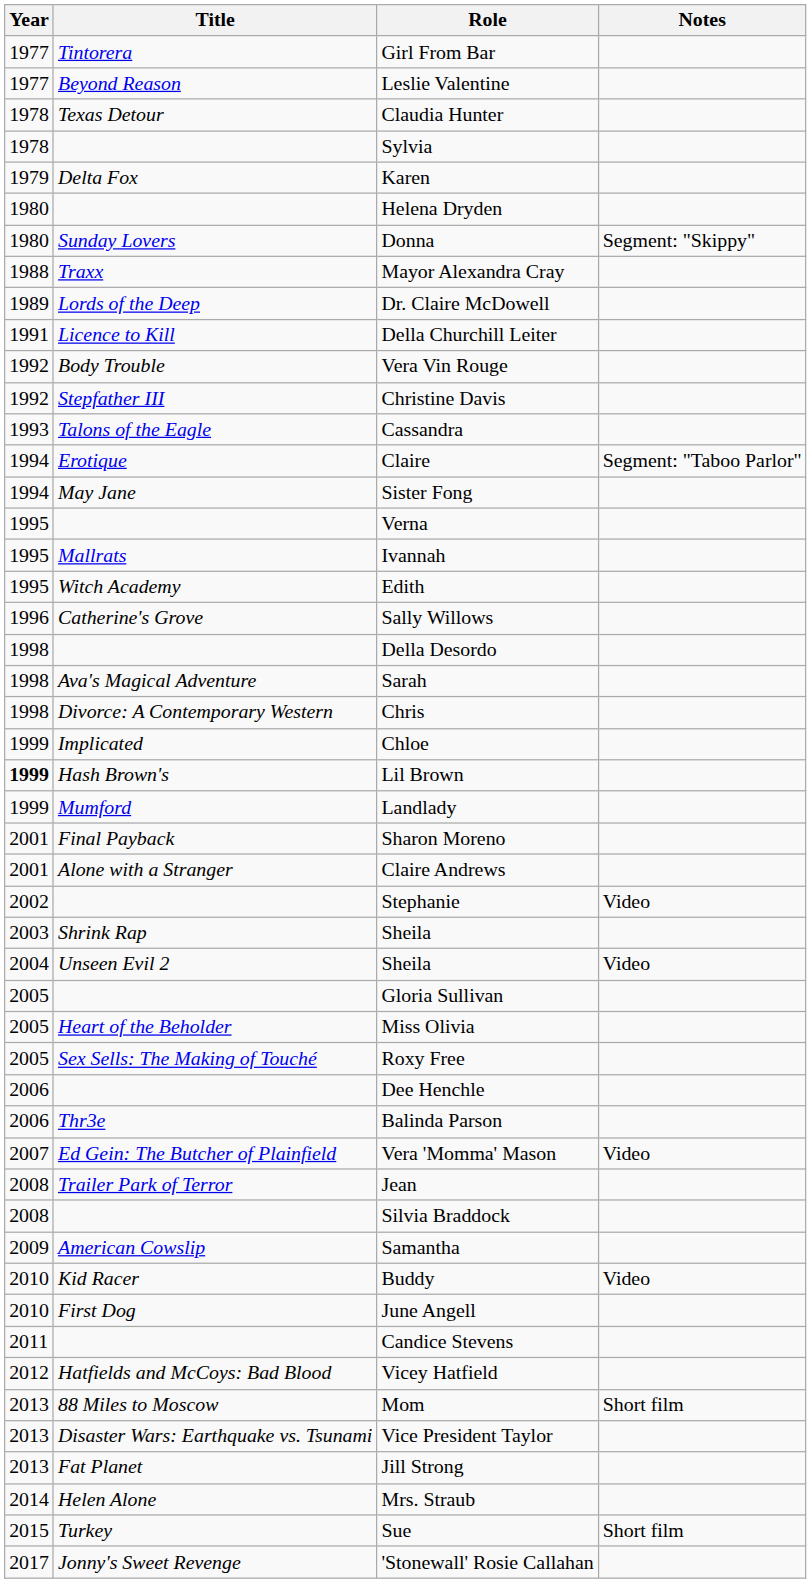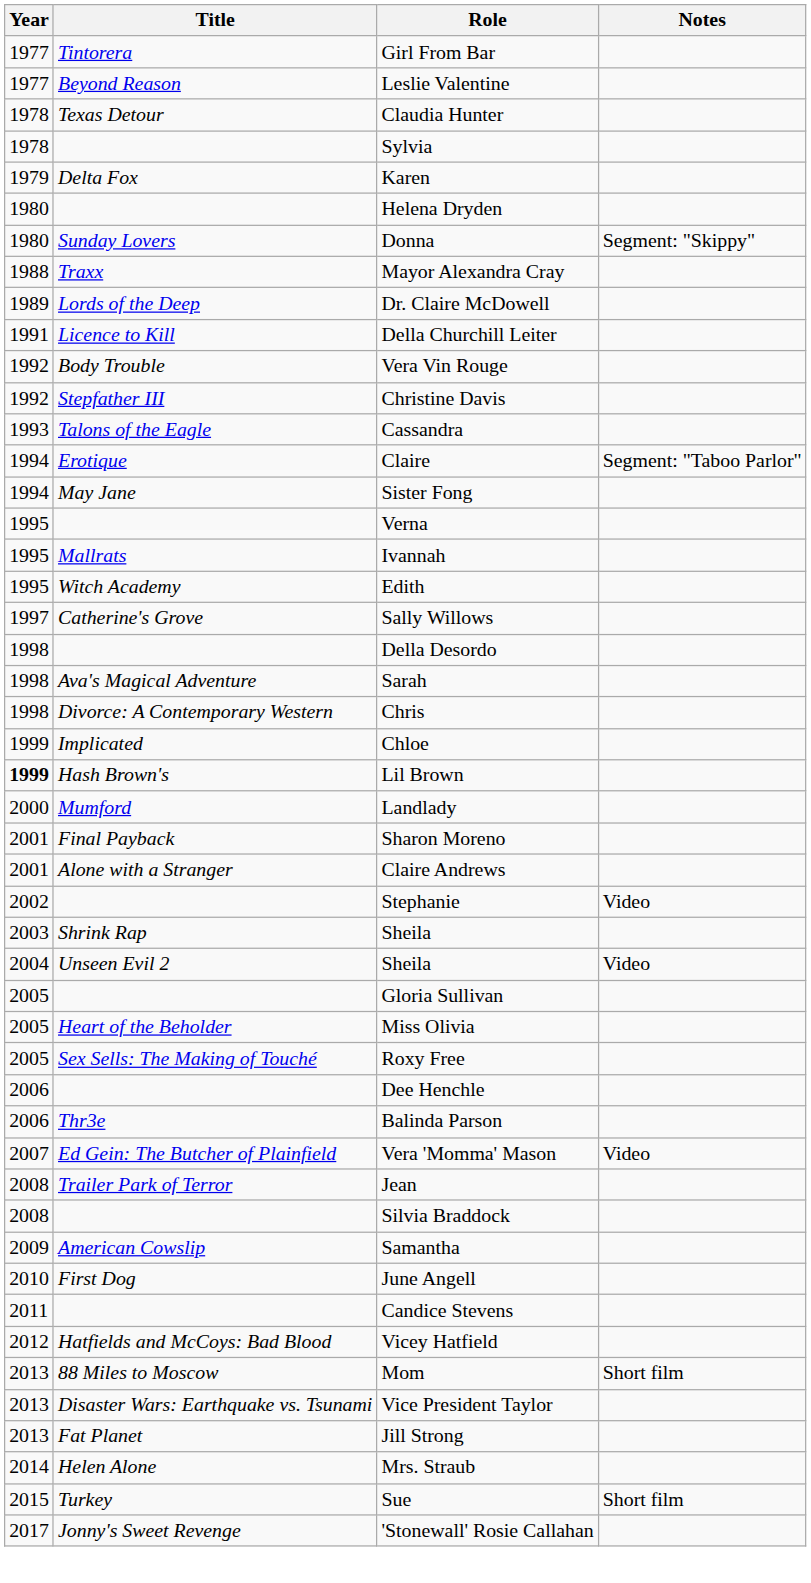(29, 618) 1996 -> (29, 618) 1997
(29, 806) 1999 -> (29, 806) 2000
- row: (99, 1278)
